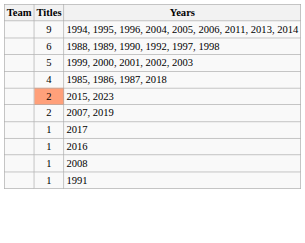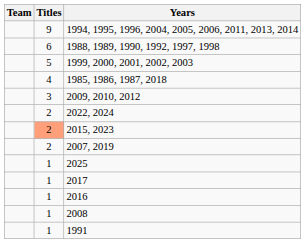+ row: (103, 96)
+ row: (90, 113)
+ row: (77, 163)
